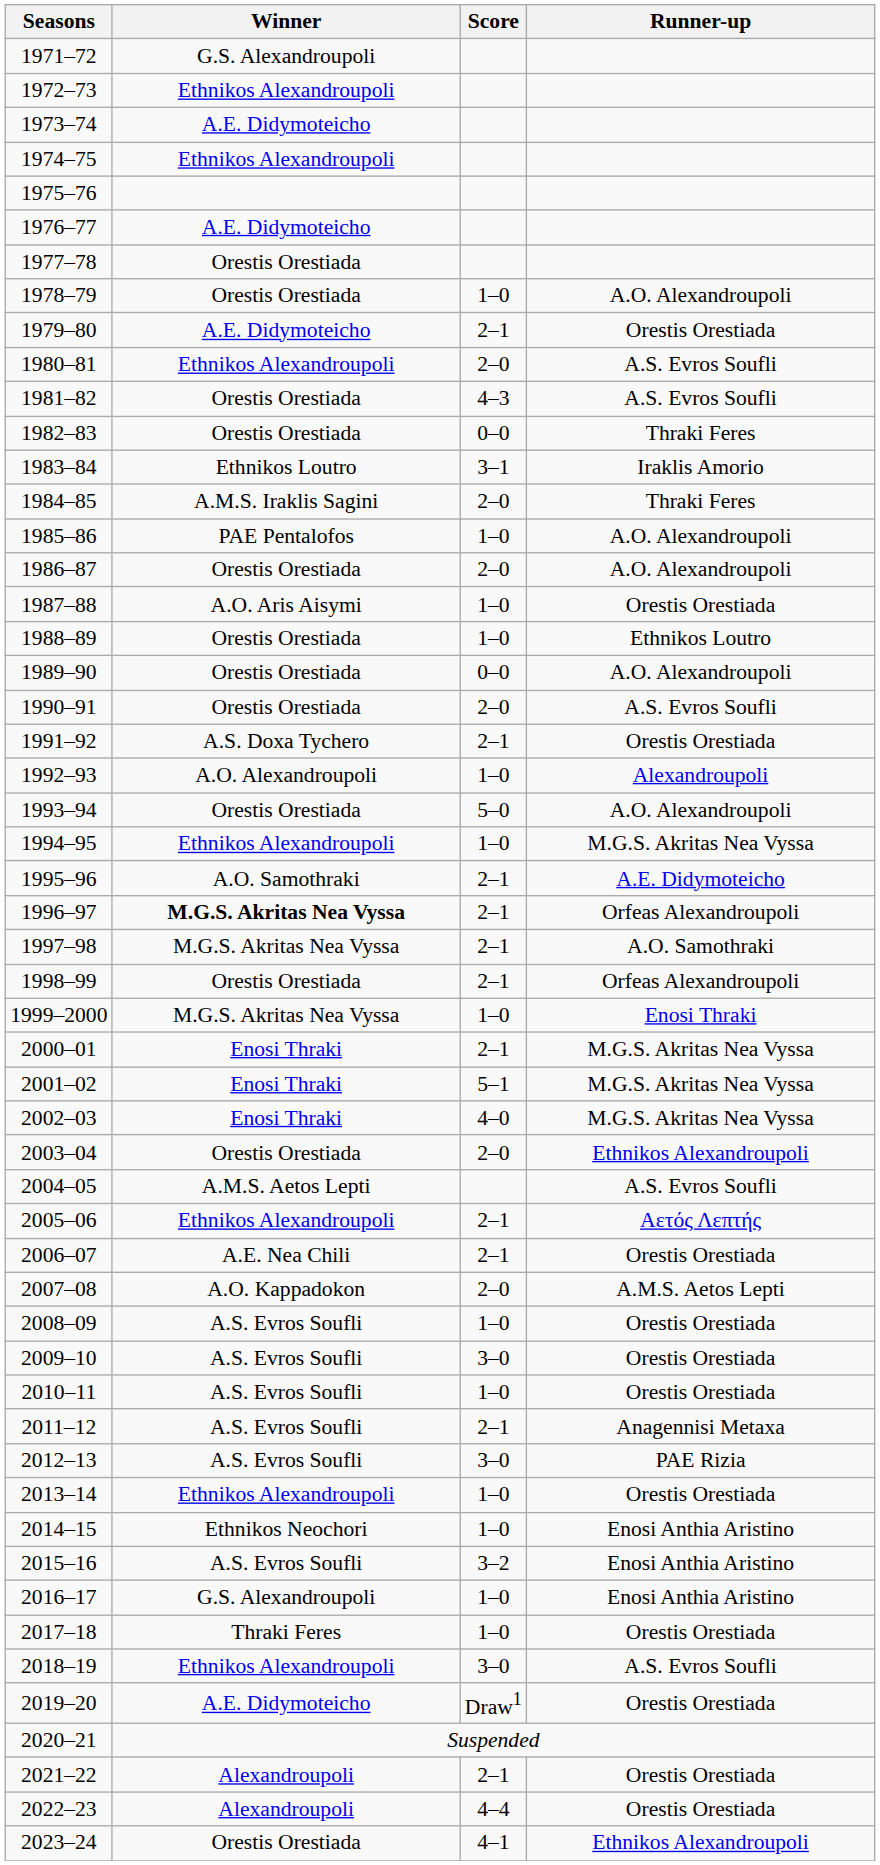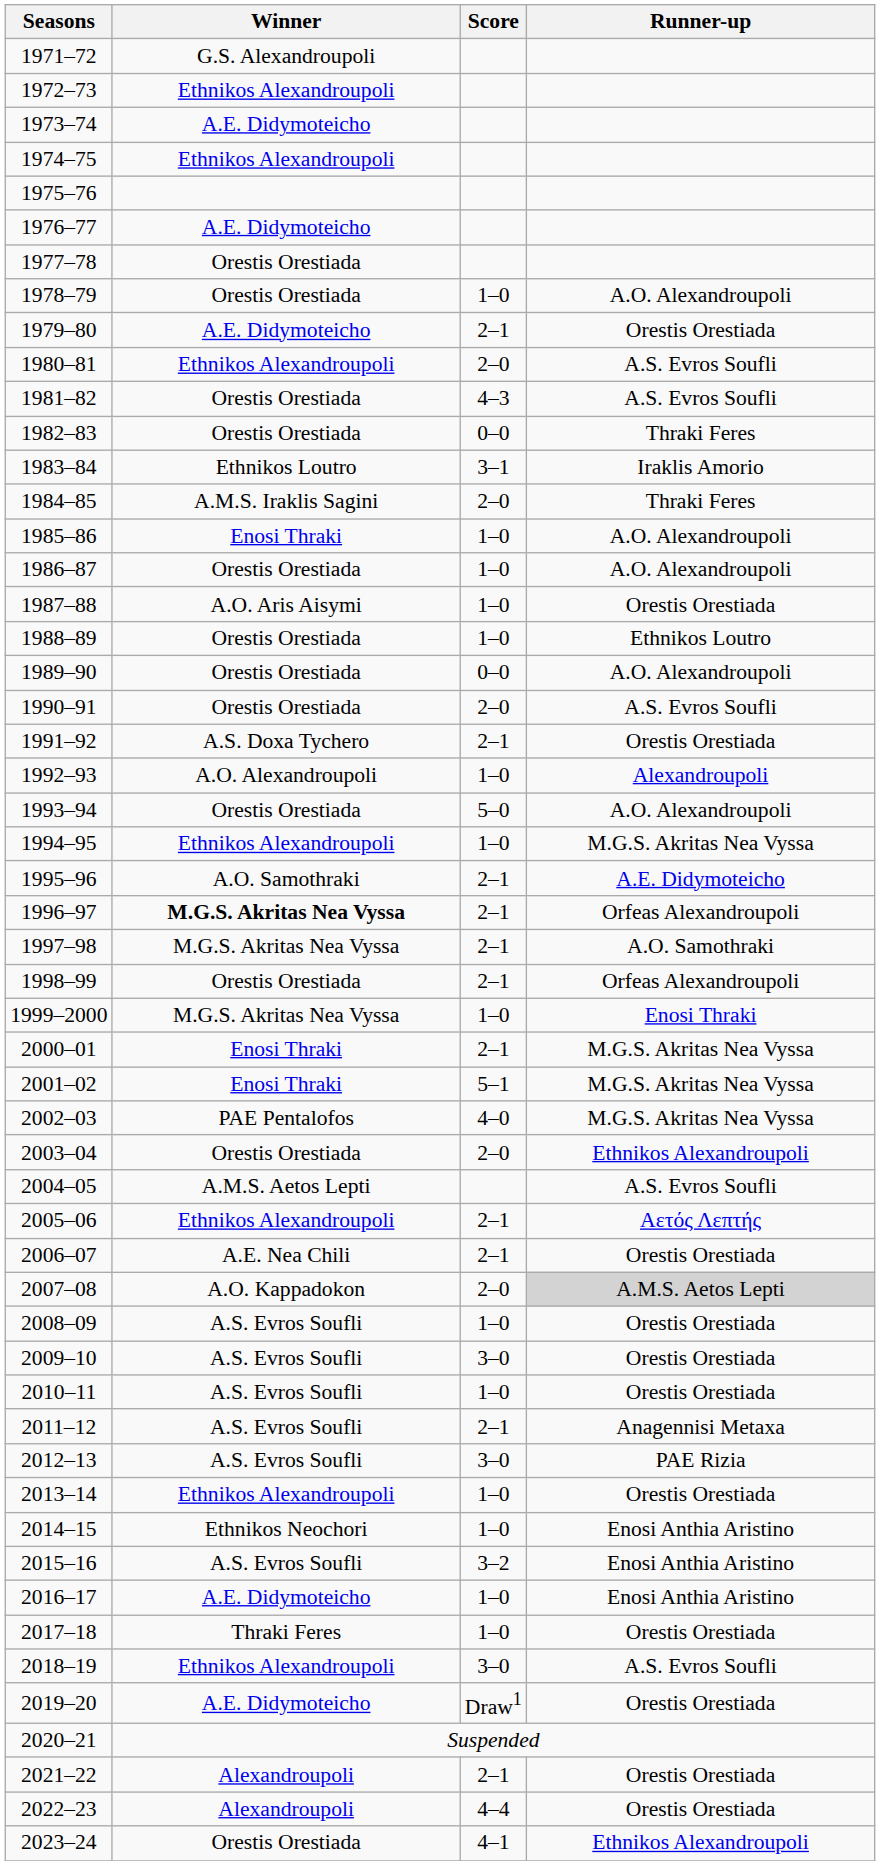(286, 535) PAE Pentalofos -> (286, 535) Enosi Thraki
(493, 569) 2–0 -> (493, 569) 1–0
(286, 1117) Enosi Thraki -> (286, 1117) PAE Pentalofos
(701, 1289) no background -> (701, 1289) lightgrey background
(286, 1597) G.S. Alexandroupoli -> (286, 1597) A.E. Didymoteicho
